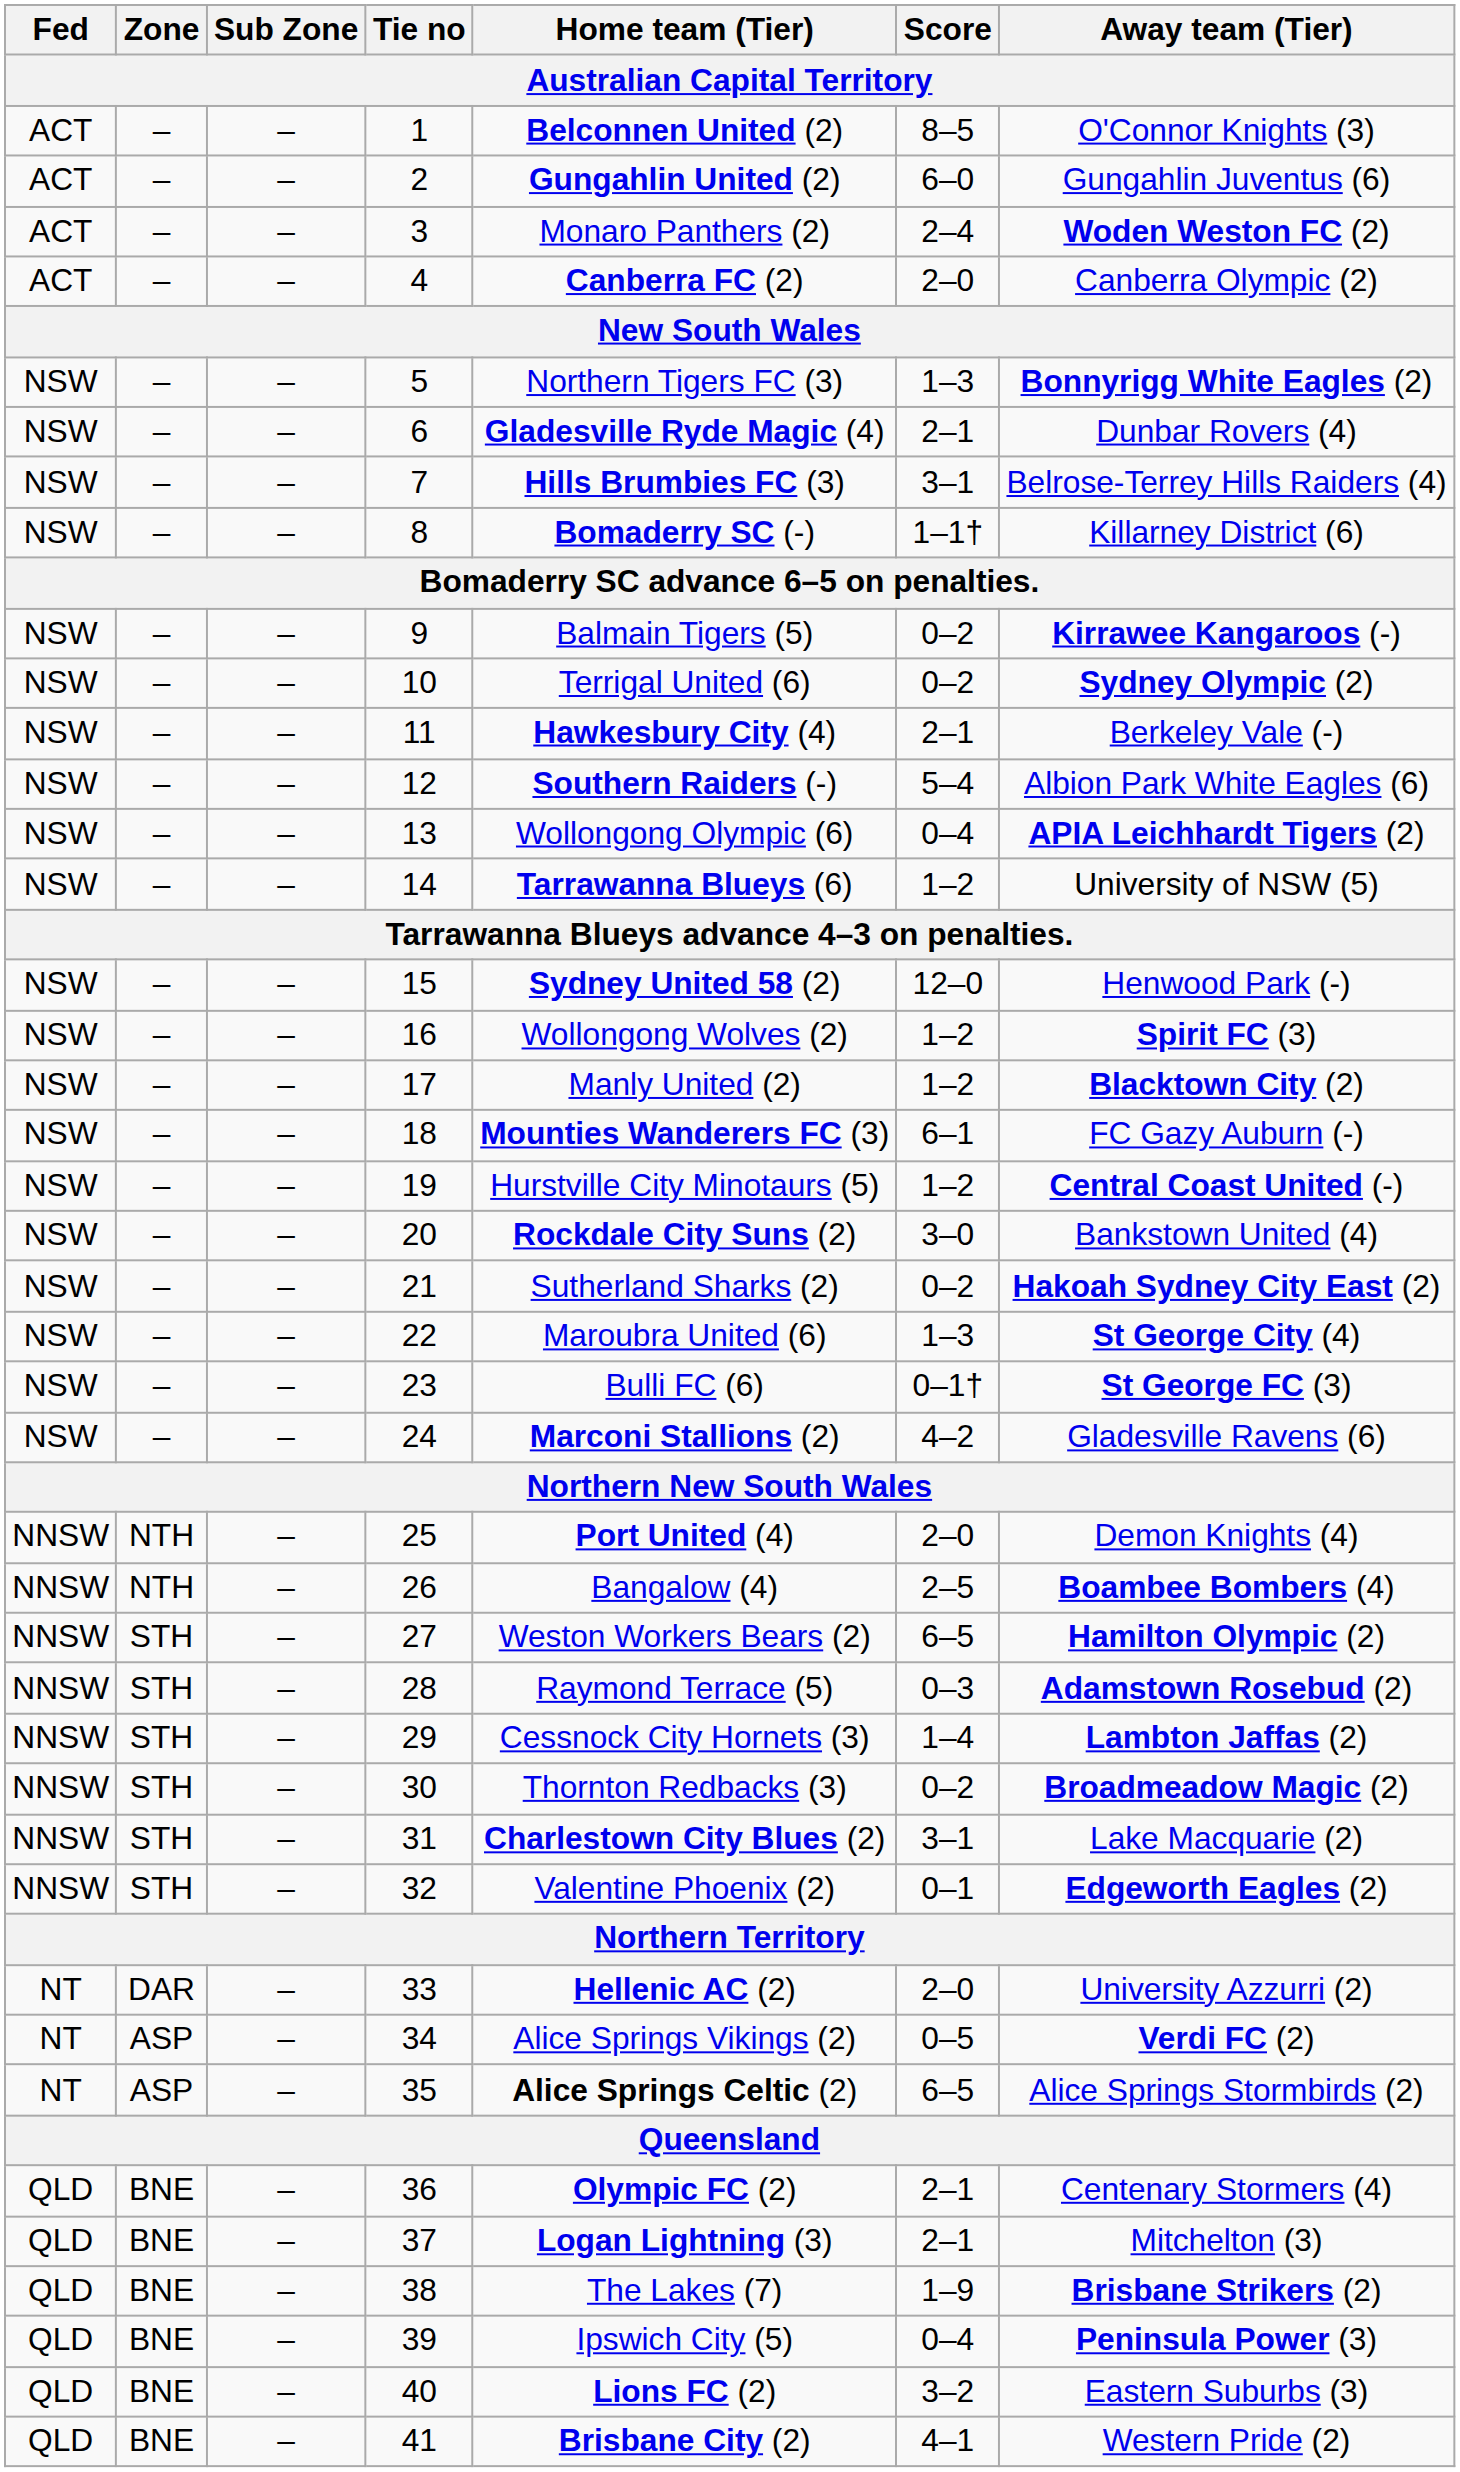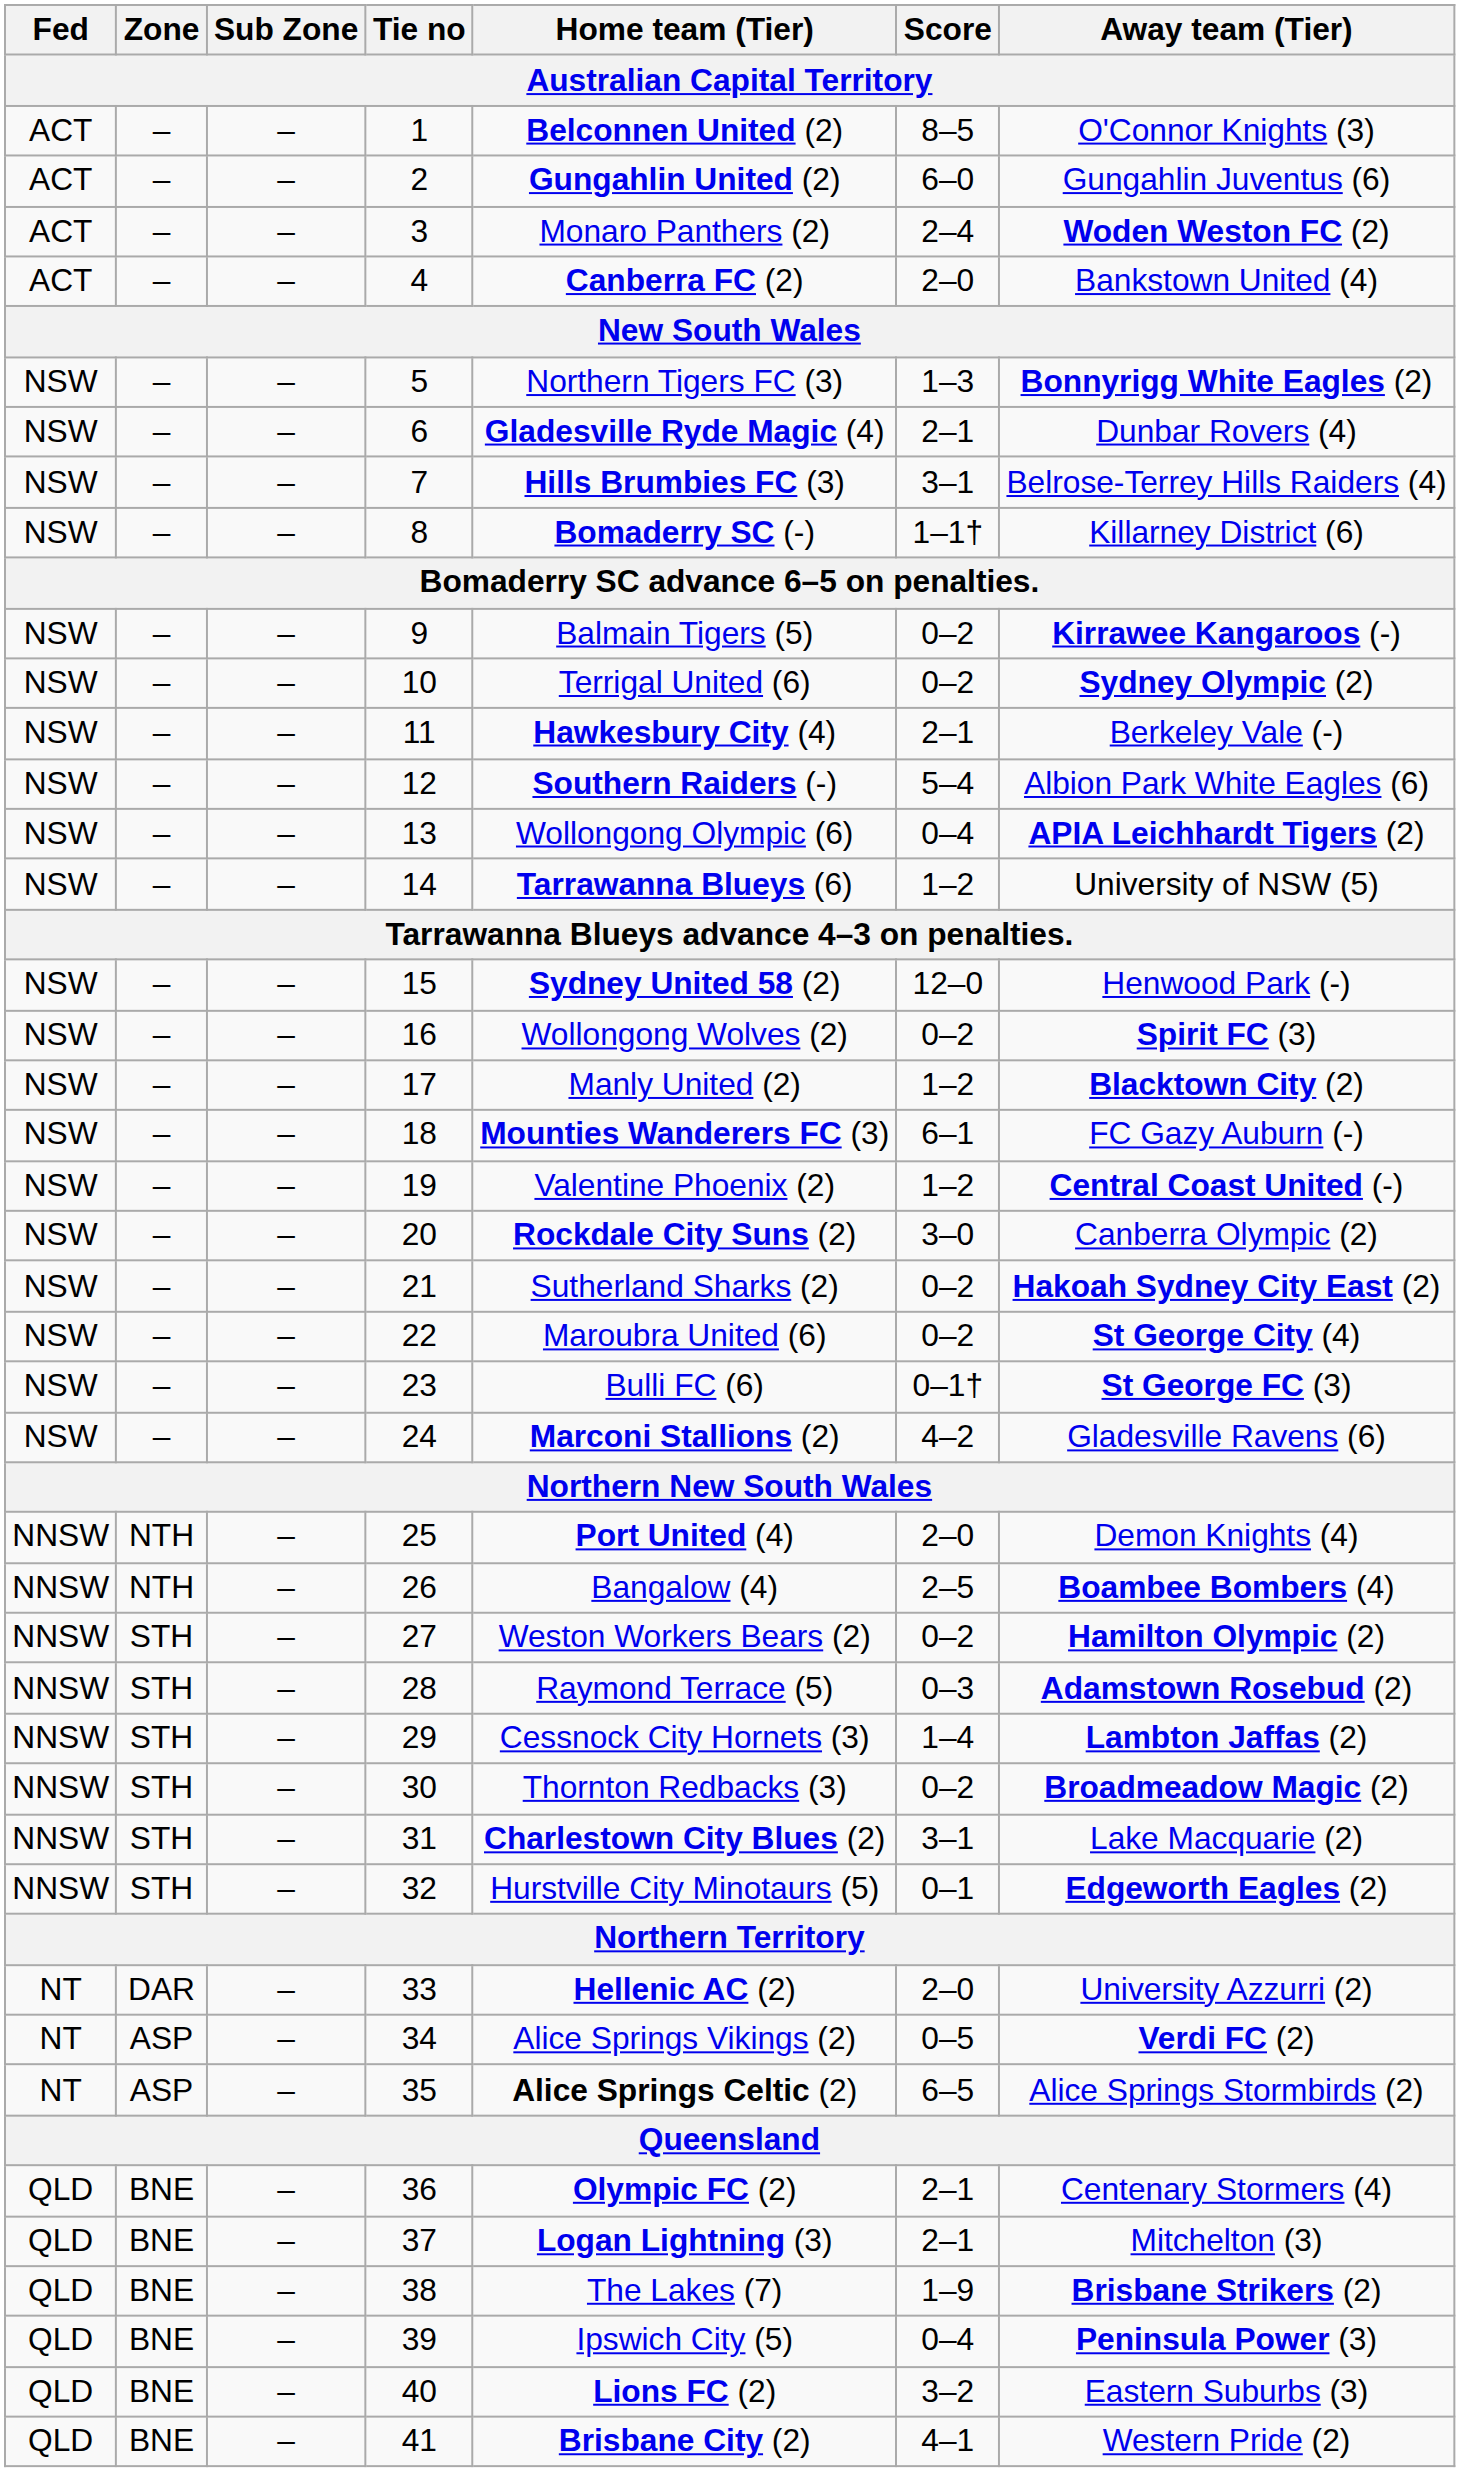(1226, 280) Canberra Olympic (2) -> (1226, 280) Bankstown United (4)
(948, 1034) 1–2 -> (948, 1034) 0–2
(685, 1185) Hurstville City Minotaurs (5) -> (685, 1185) Valentine Phoenix (2)
(1226, 1235) Bankstown United (4) -> (1226, 1235) Canberra Olympic (2)
(948, 1335) 1–3 -> (948, 1335) 0–2
(948, 1637) 6–5 -> (948, 1637) 0–2
(685, 1888) Valentine Phoenix (2) -> (685, 1888) Hurstville City Minotaurs (5)
